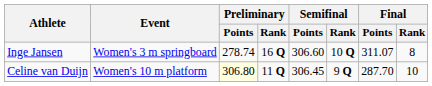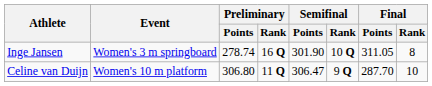(308, 52) 306.60 -> (308, 52) 301.90
(377, 52) 311.07 -> (377, 52) 311.05
(239, 72) lightyellow background -> (239, 72) no background
(308, 72) 306.45 -> (308, 72) 306.47
